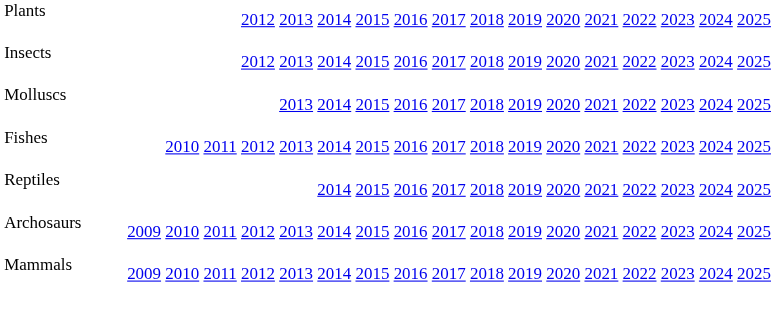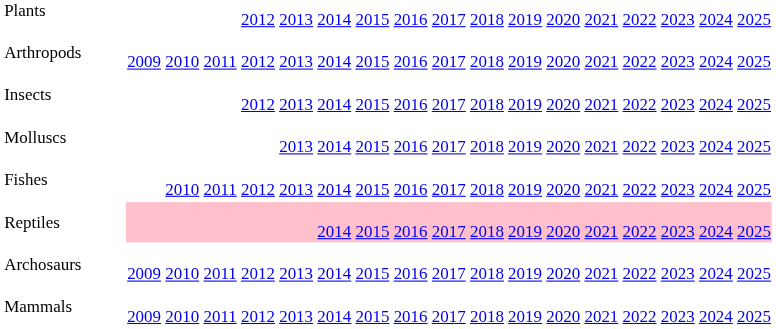+ row: (43, 52)
(544, 189) no background -> (544, 231) pink background
